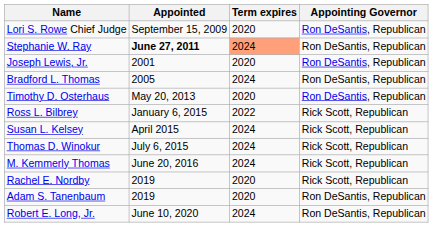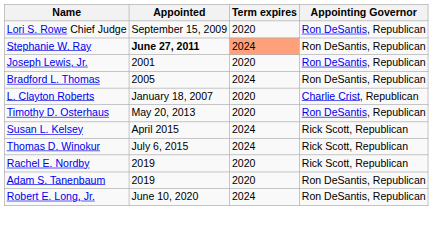+ row: (50, 96)
- row: (42, 113)
- row: (58, 163)
